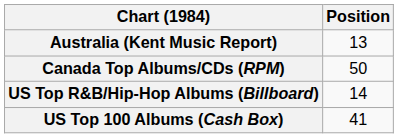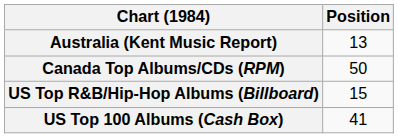(358, 94) 14 -> (358, 94) 15
